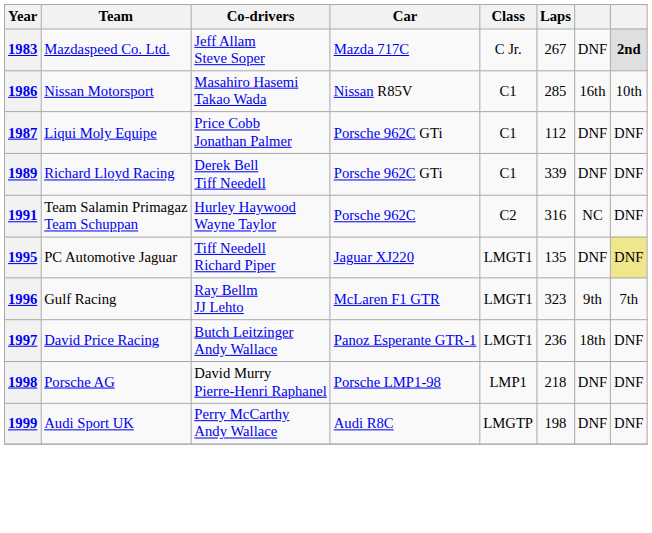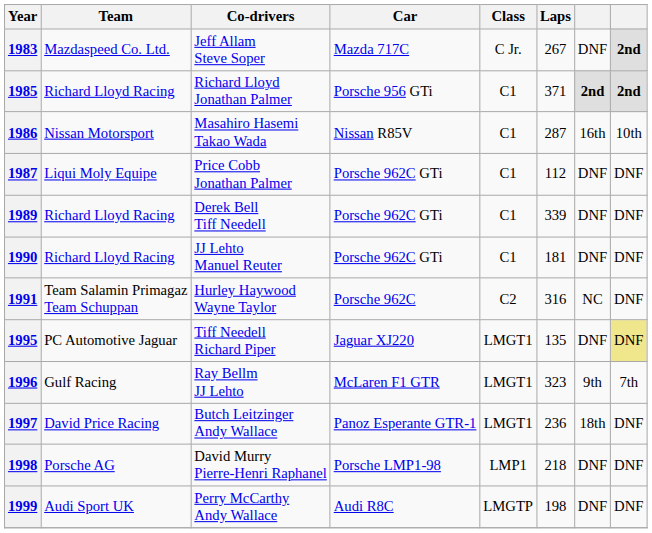+ row: (23, 91)
(555, 91) 285 -> (555, 133) 287
+ row: (23, 257)
